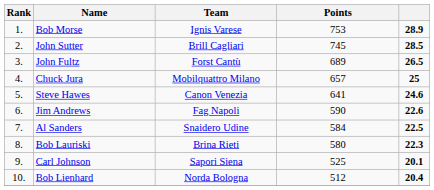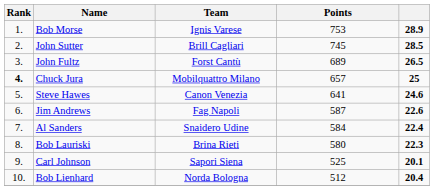(19, 78) normal -> (19, 78) bold
(338, 111) 590 -> (338, 111) 587
(414, 128) 22.5 -> (414, 128) 22.4
